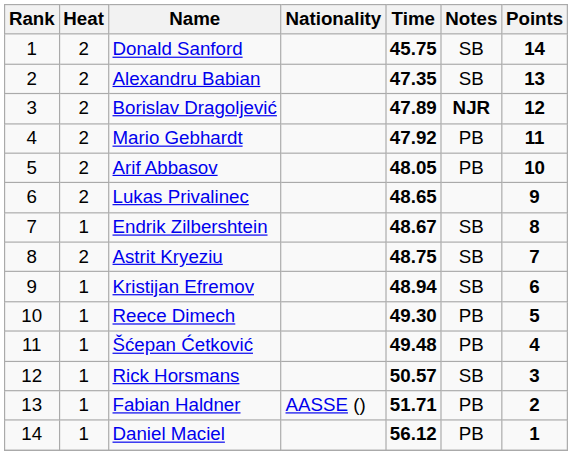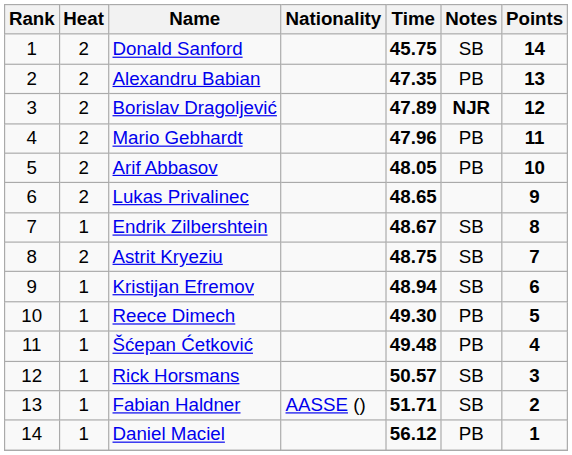(471, 78) SB -> (471, 78) PB
(413, 138) 47.92 -> (413, 138) 47.96
(471, 405) PB -> (471, 405) SB
